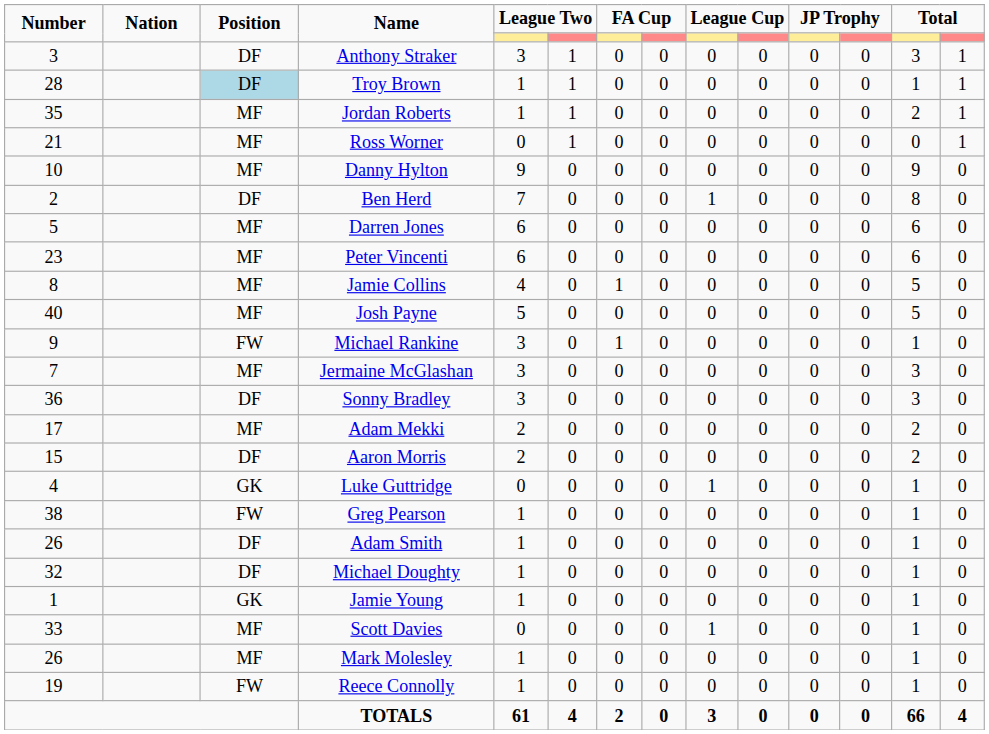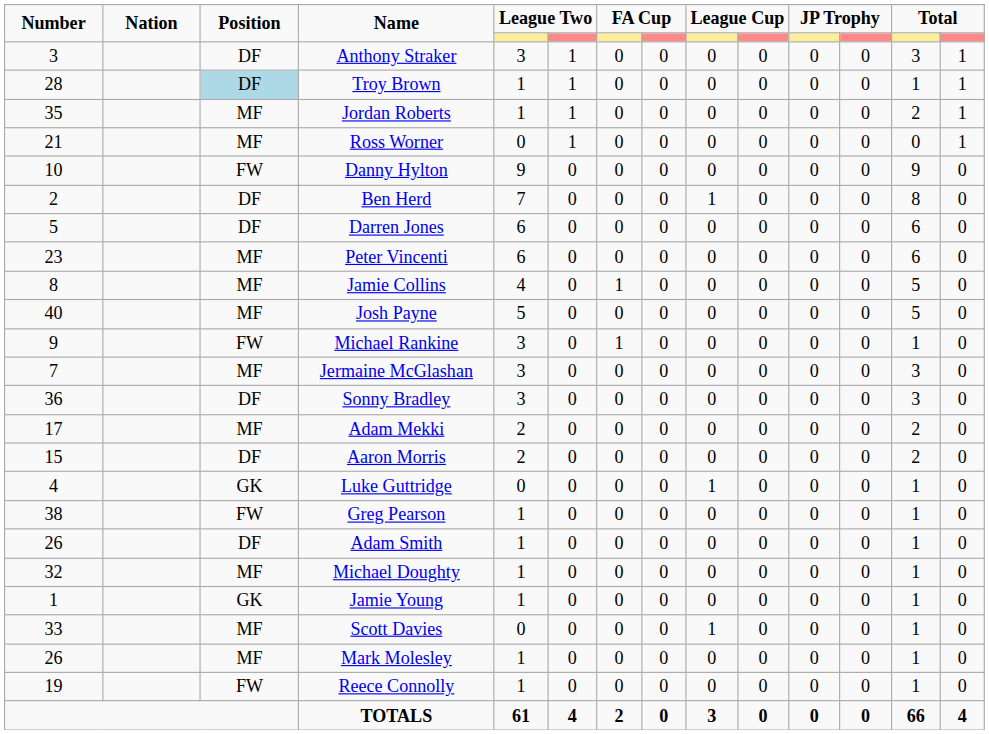(249, 170) MF -> (249, 170) FW
(249, 227) MF -> (249, 227) DF
(249, 571) DF -> (249, 571) MF
